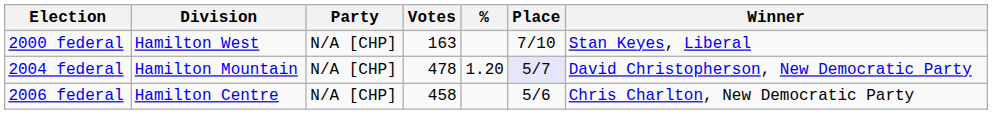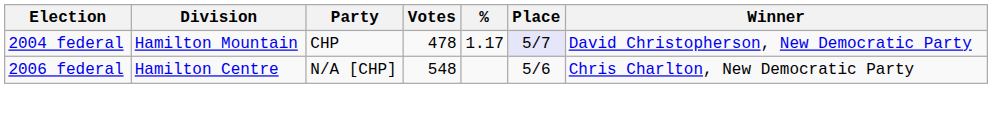- row: (66, 44)
(354, 70) N/A [CHP] -> (325, 44) CHP
(485, 70) 1.20 -> (485, 44) 1.17
(442, 96) 458 -> (442, 70) 548
